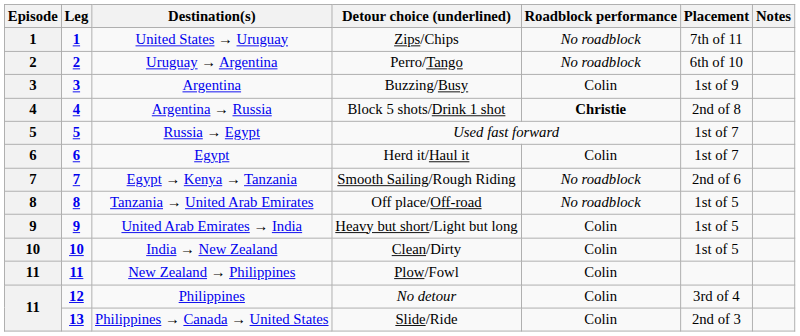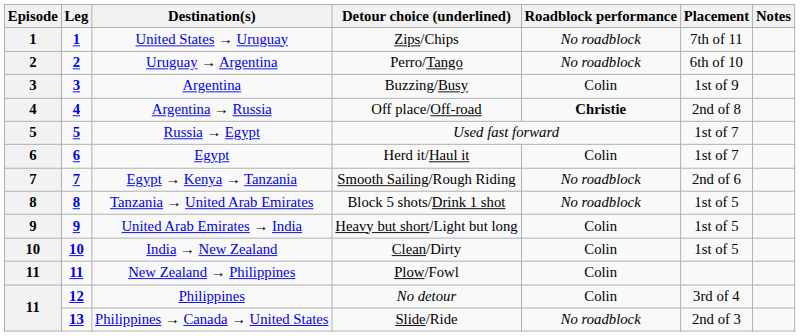(426, 109) Block 5 shots/Drink 1 shot -> (426, 109) Off place/Off-road
(426, 202) Off place/Off-road -> (426, 202) Block 5 shots/Drink 1 shot
(601, 319) Colin -> (601, 319) No roadblock
